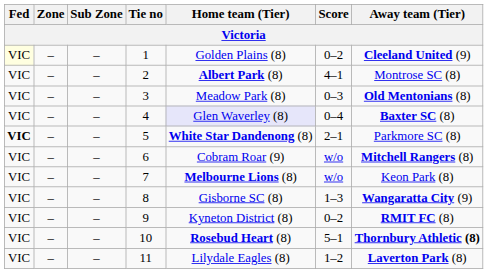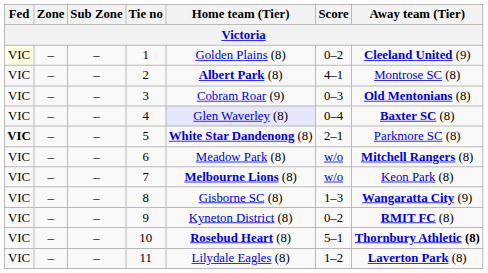(241, 95) Meadow Park (8) -> (241, 95) Cobram Roar (9)
(241, 156) Cobram Roar (9) -> (241, 156) Meadow Park (8)
